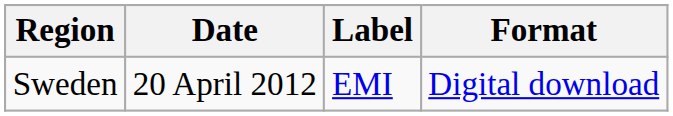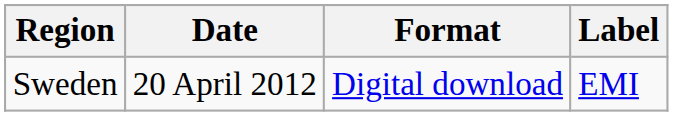columns swapped: (544, 30) <-> (373, 30)
